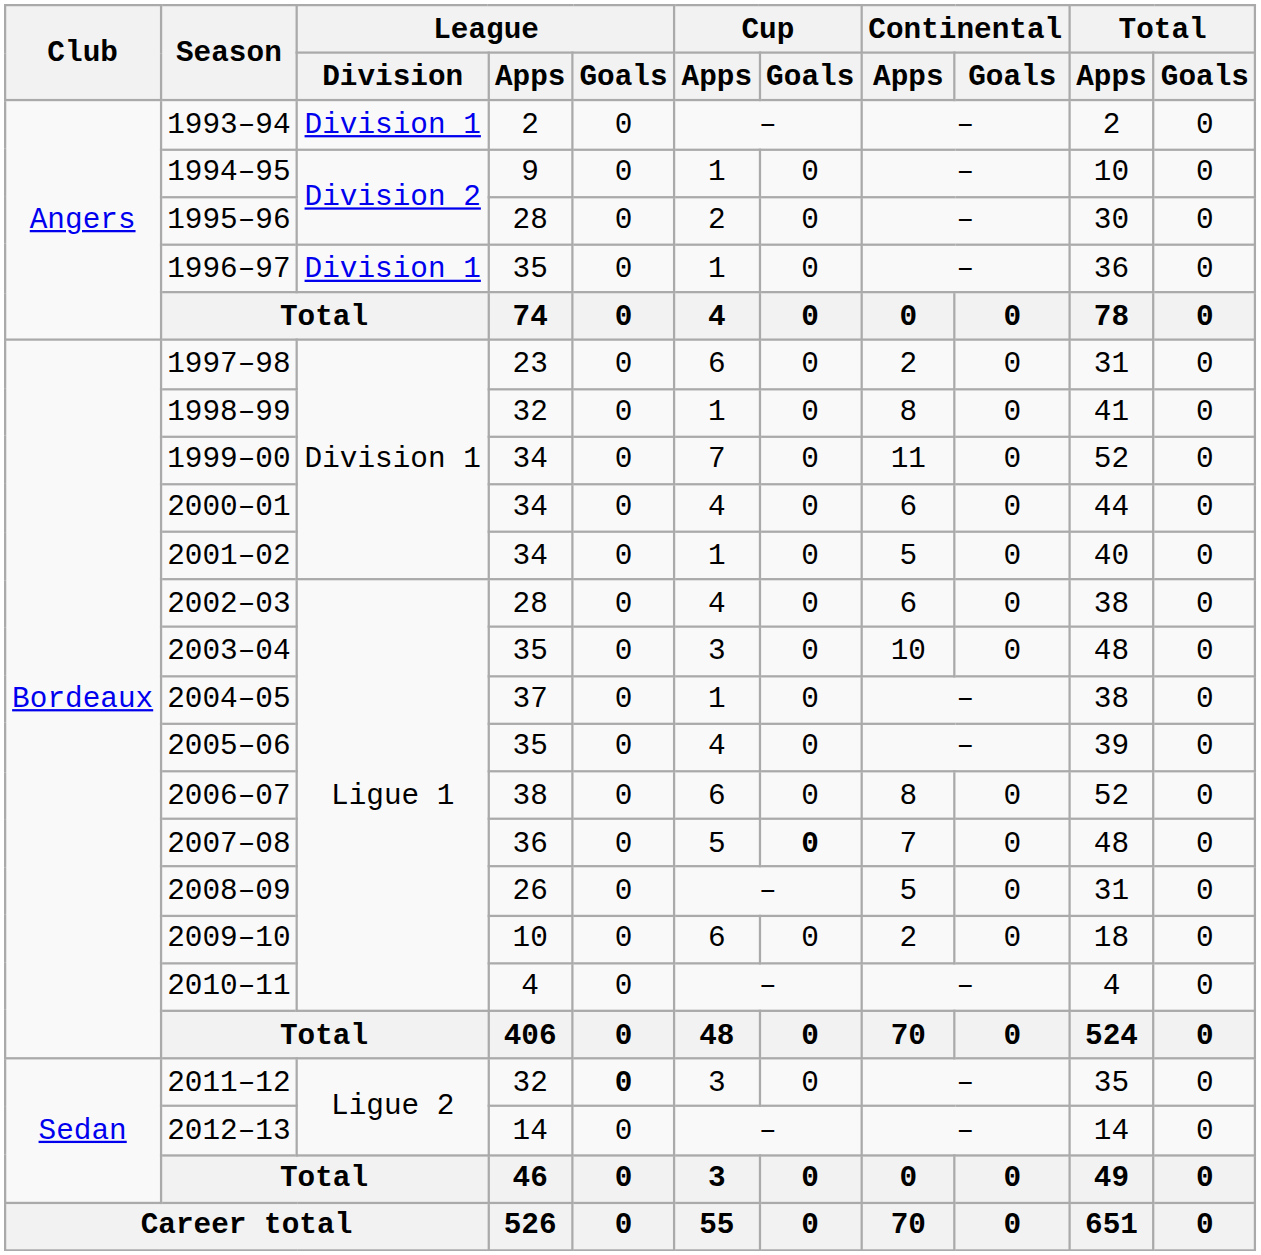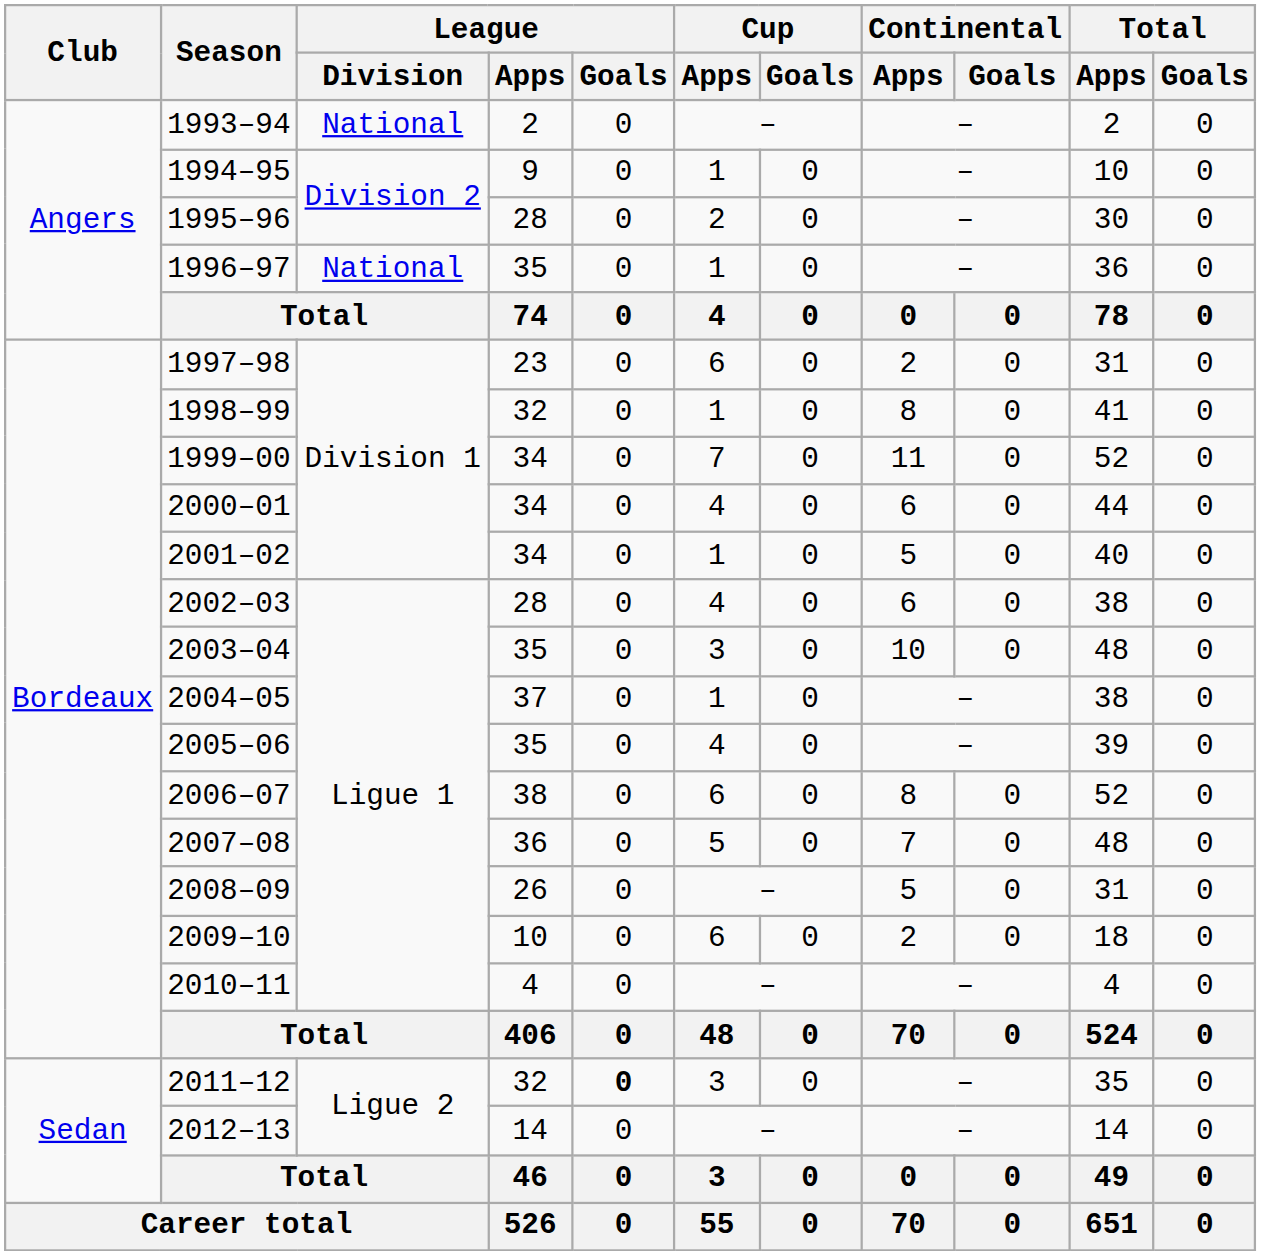(393, 125) Division 1 -> (393, 125) National
(393, 268) Division 1 -> (393, 268) National
(810, 843) bold -> (810, 843) normal
